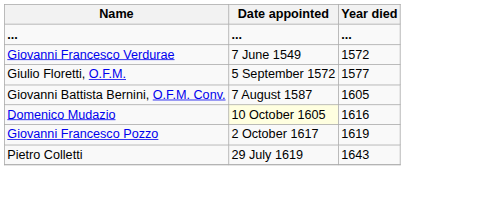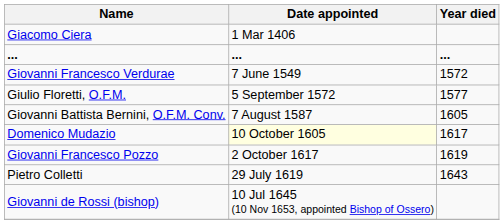+ row: (49, 34)
(369, 115) 1616 -> (468, 135) 1617
+ row: (83, 202)
